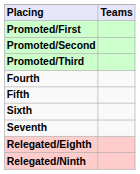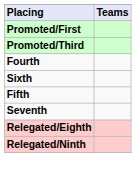- row: (51, 45)
rows swapped: (18, 95) <-> (19, 111)
